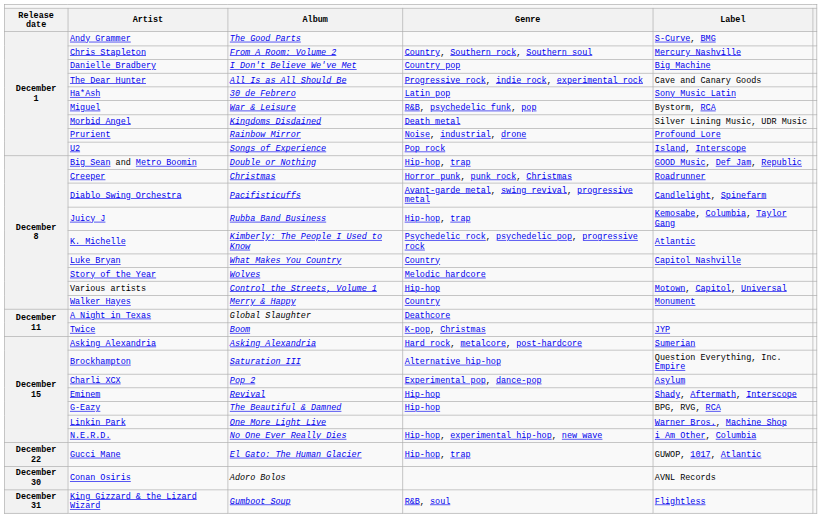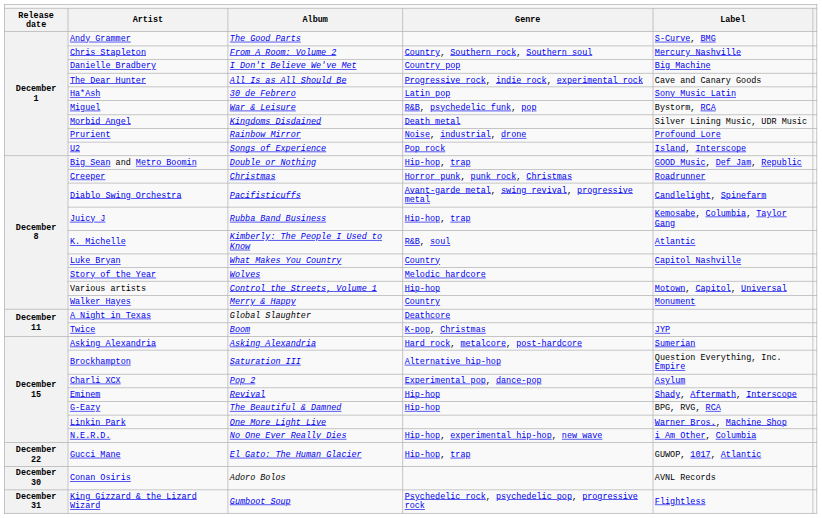(521, 242) Psychedelic rock, psychedelic pop, progressive rock -> (427, 242) R&B, soul
(427, 502) R&B, soul -> (521, 502) Psychedelic rock, psychedelic pop, progressive rock
